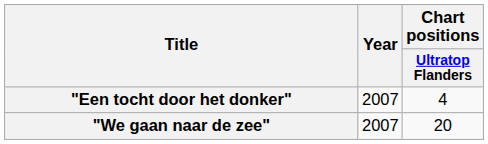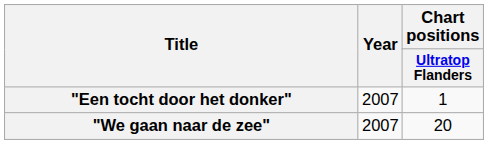(443, 99) 4 -> (443, 99) 1
